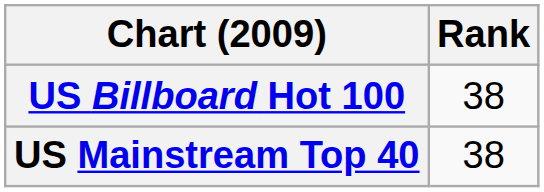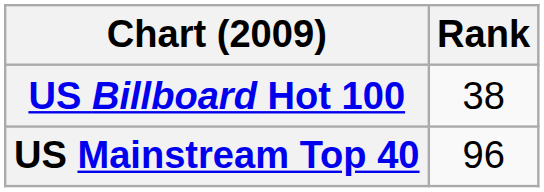(484, 155) 38 -> (484, 155) 96
